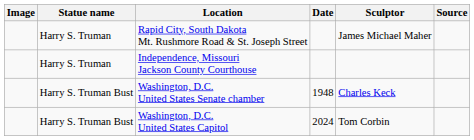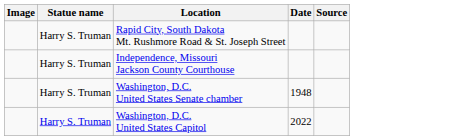- column: (385, 12)
(86, 92) Harry S. Truman Bust -> (75, 92) Harry S. Truman
(86, 121) Harry S. Truman Bust -> (75, 121) Harry S. Truman
(323, 121) 2024 -> (301, 121) 2022
